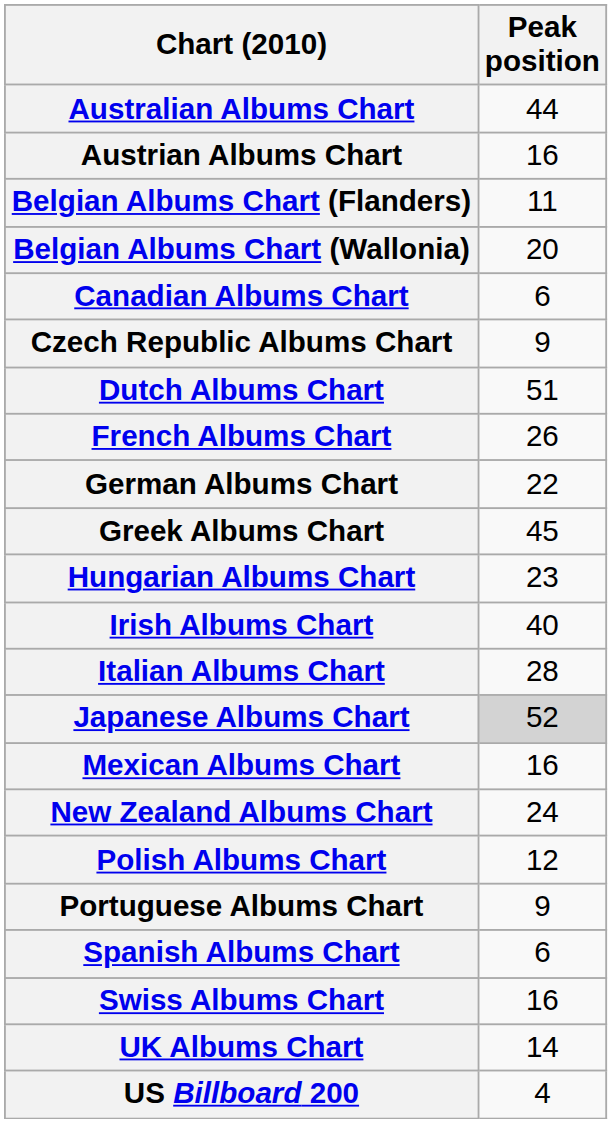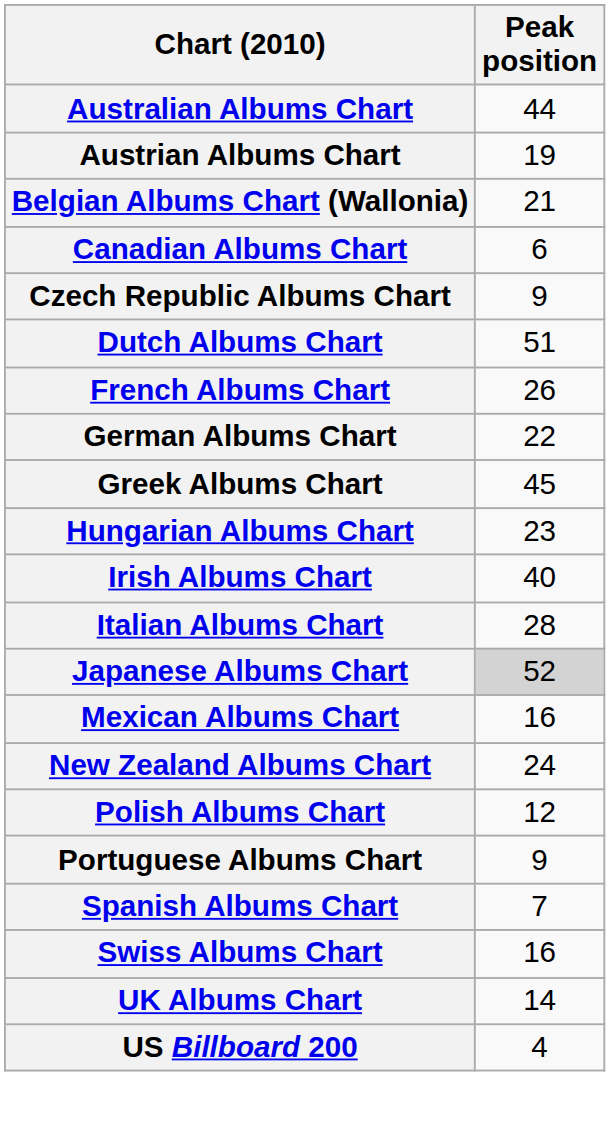(542, 155) 16 -> (540, 155) 19
- row: (241, 202)
(542, 249) 20 -> (540, 202) 21
(542, 953) 6 -> (540, 906) 7
